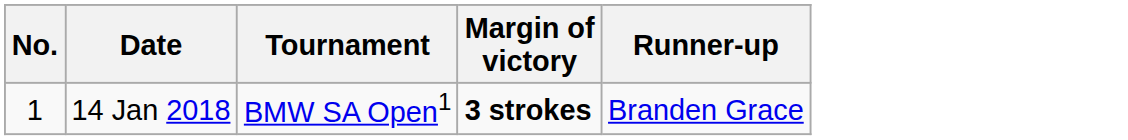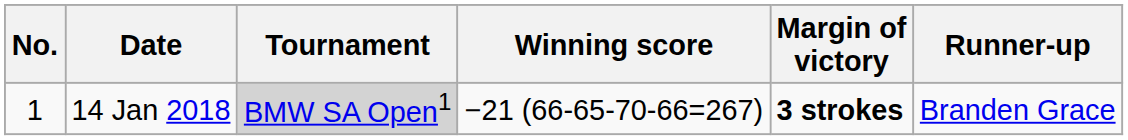+ column: (614, 44)
(348, 109) no background -> (348, 109) lightgrey background
